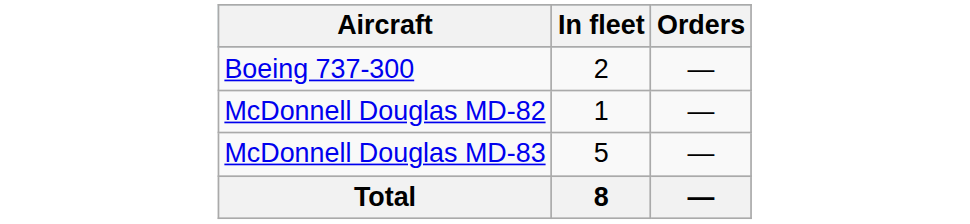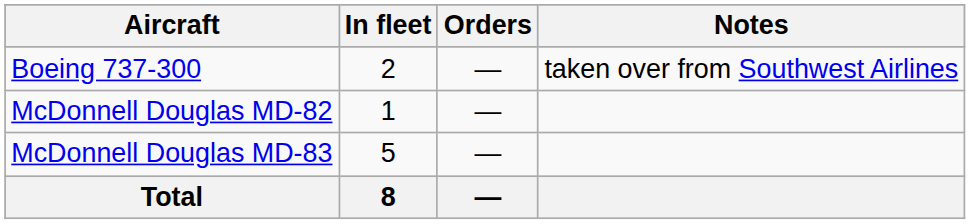+ column: (751, 25)
